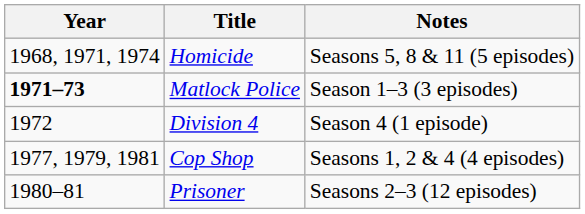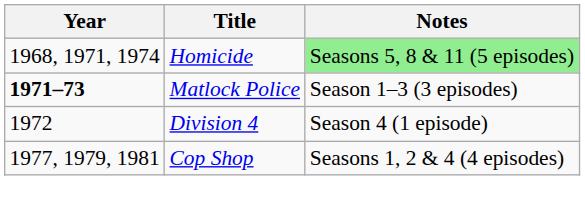(442, 55) no background -> (442, 55) lightgreen background
- row: (207, 191)
